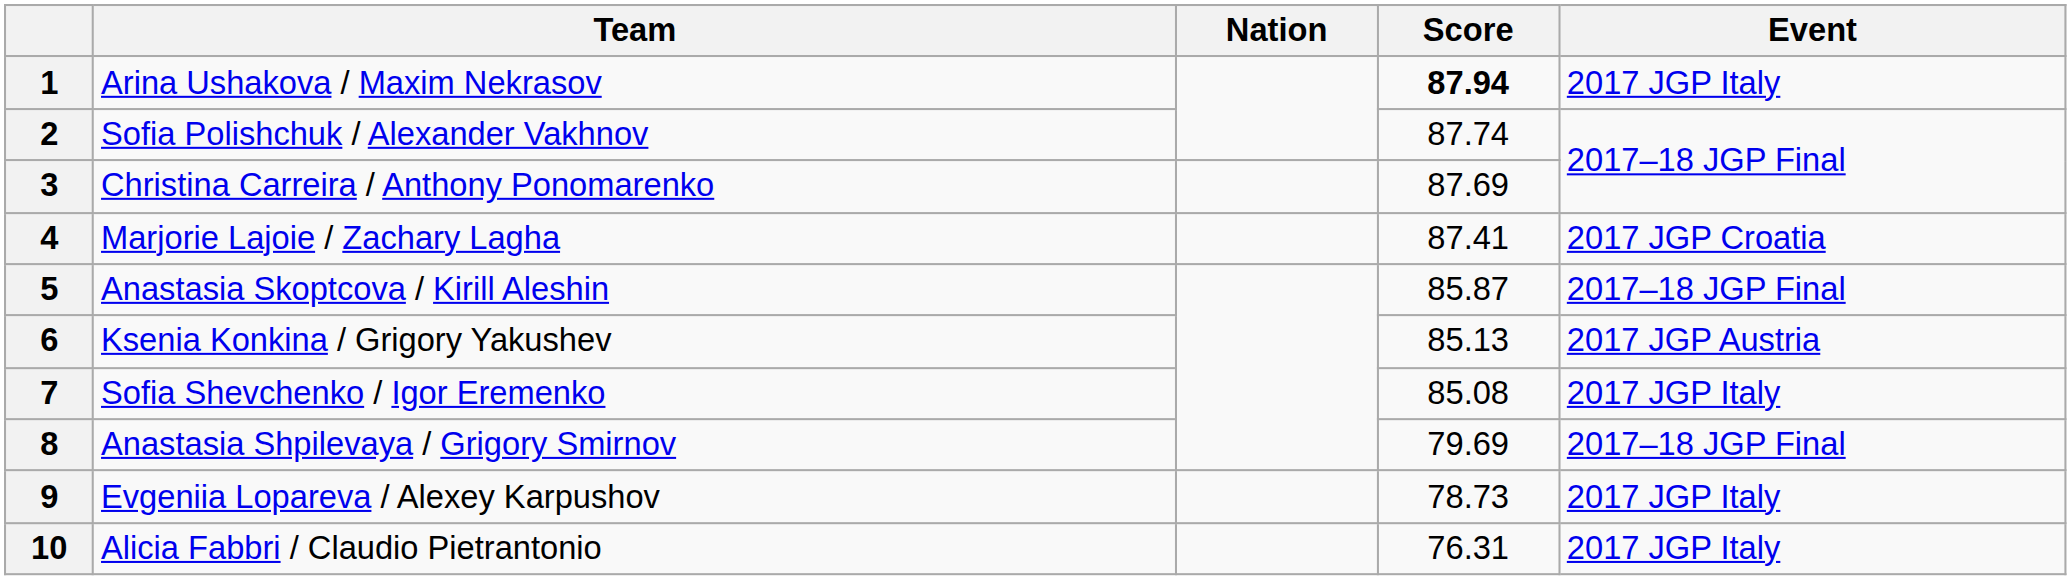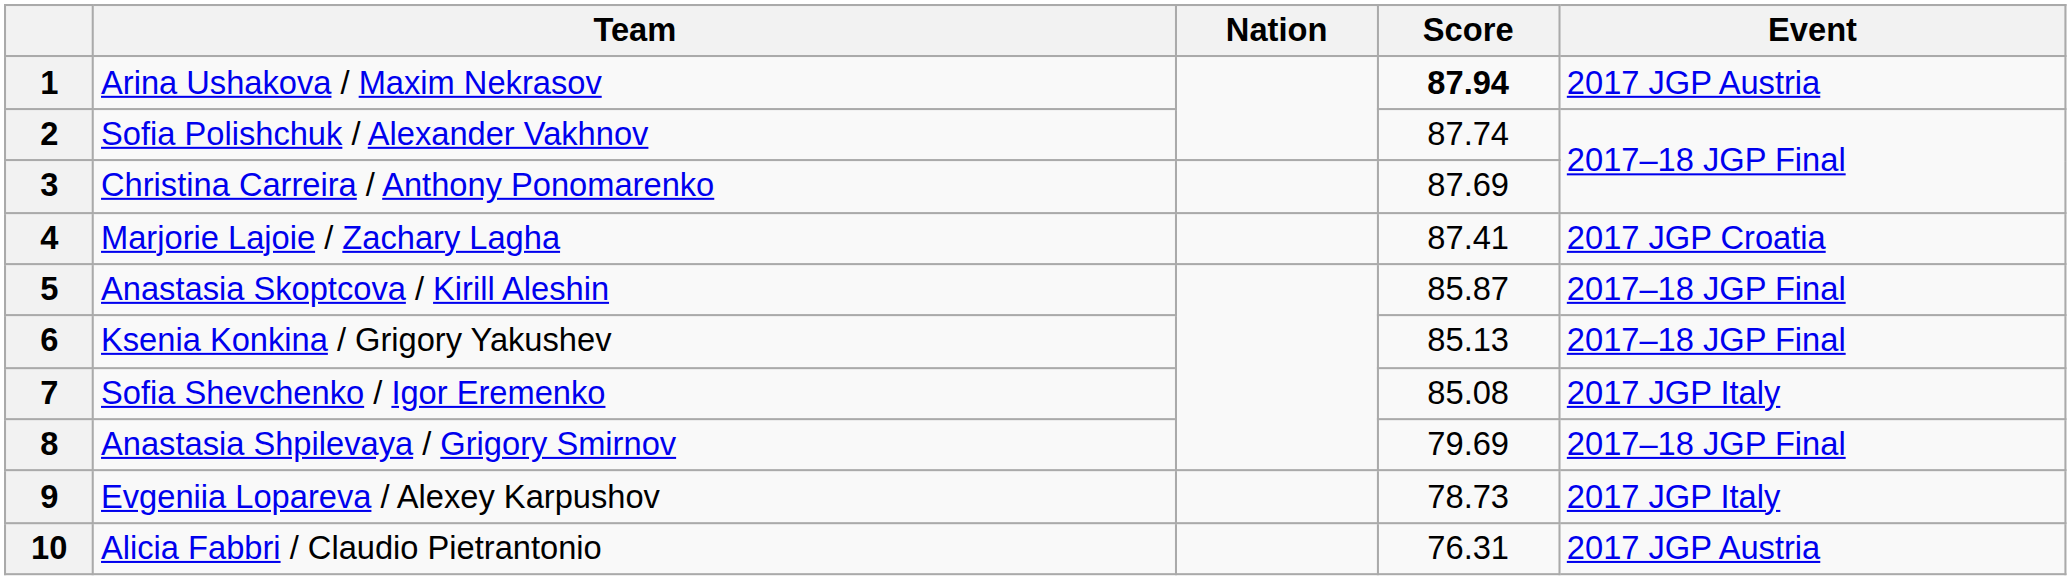(1674, 82) 2017 JGP Italy -> (1694, 82) 2017 JGP Austria
(1694, 340) 2017 JGP Austria -> (1706, 340) 2017–18 JGP Final
(1674, 548) 2017 JGP Italy -> (1694, 548) 2017 JGP Austria
